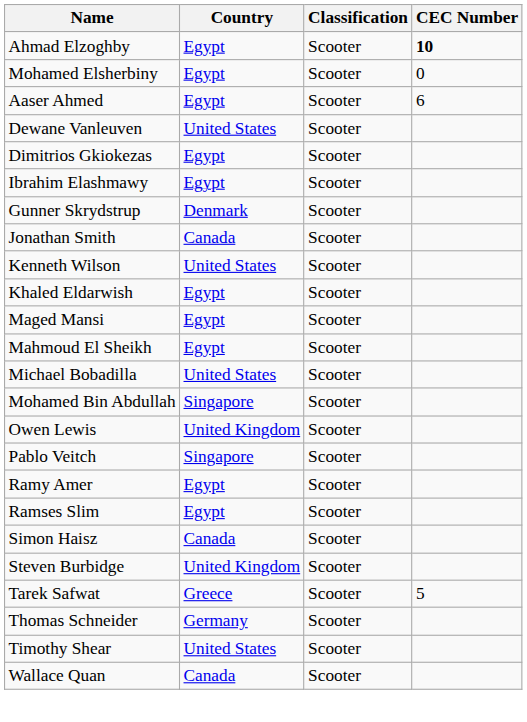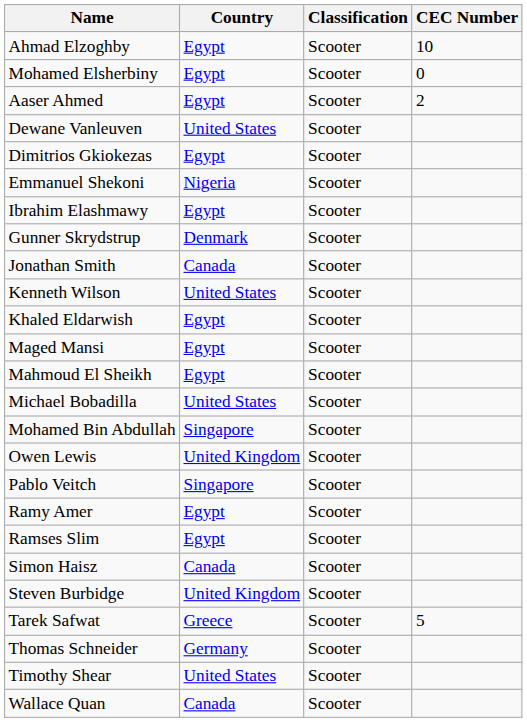(425, 45) bold -> (425, 45) normal
(420, 100) 6 -> (420, 100) 2
+ row: (76, 182)
